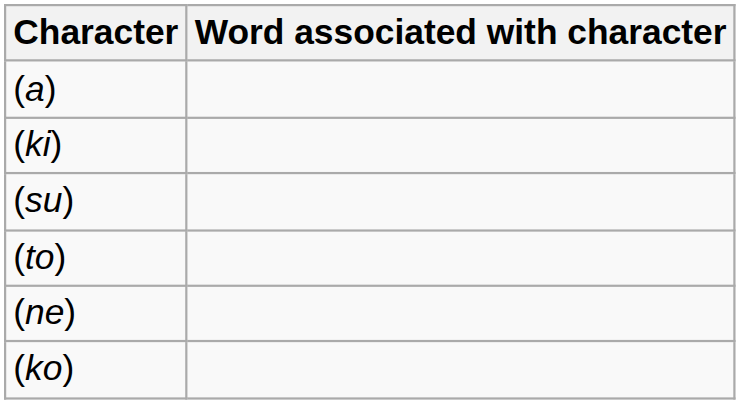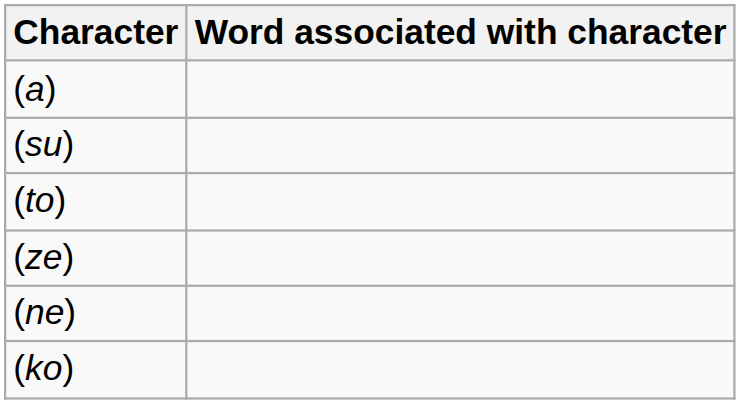- row: (38, 144)
+ row: (44, 256)
